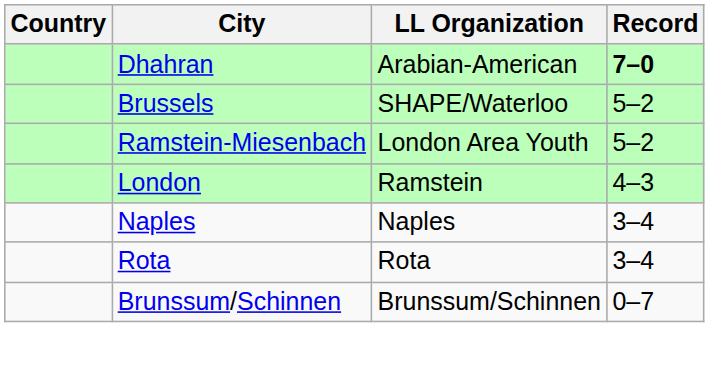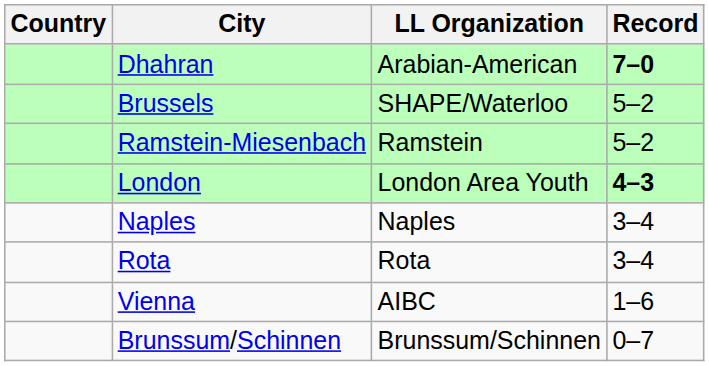(483, 143) London Area Youth -> (430, 143) Ramstein
(430, 182) Ramstein -> (483, 182) London Area Youth
(633, 182) normal -> (633, 182) bold
+ row: (156, 301)
